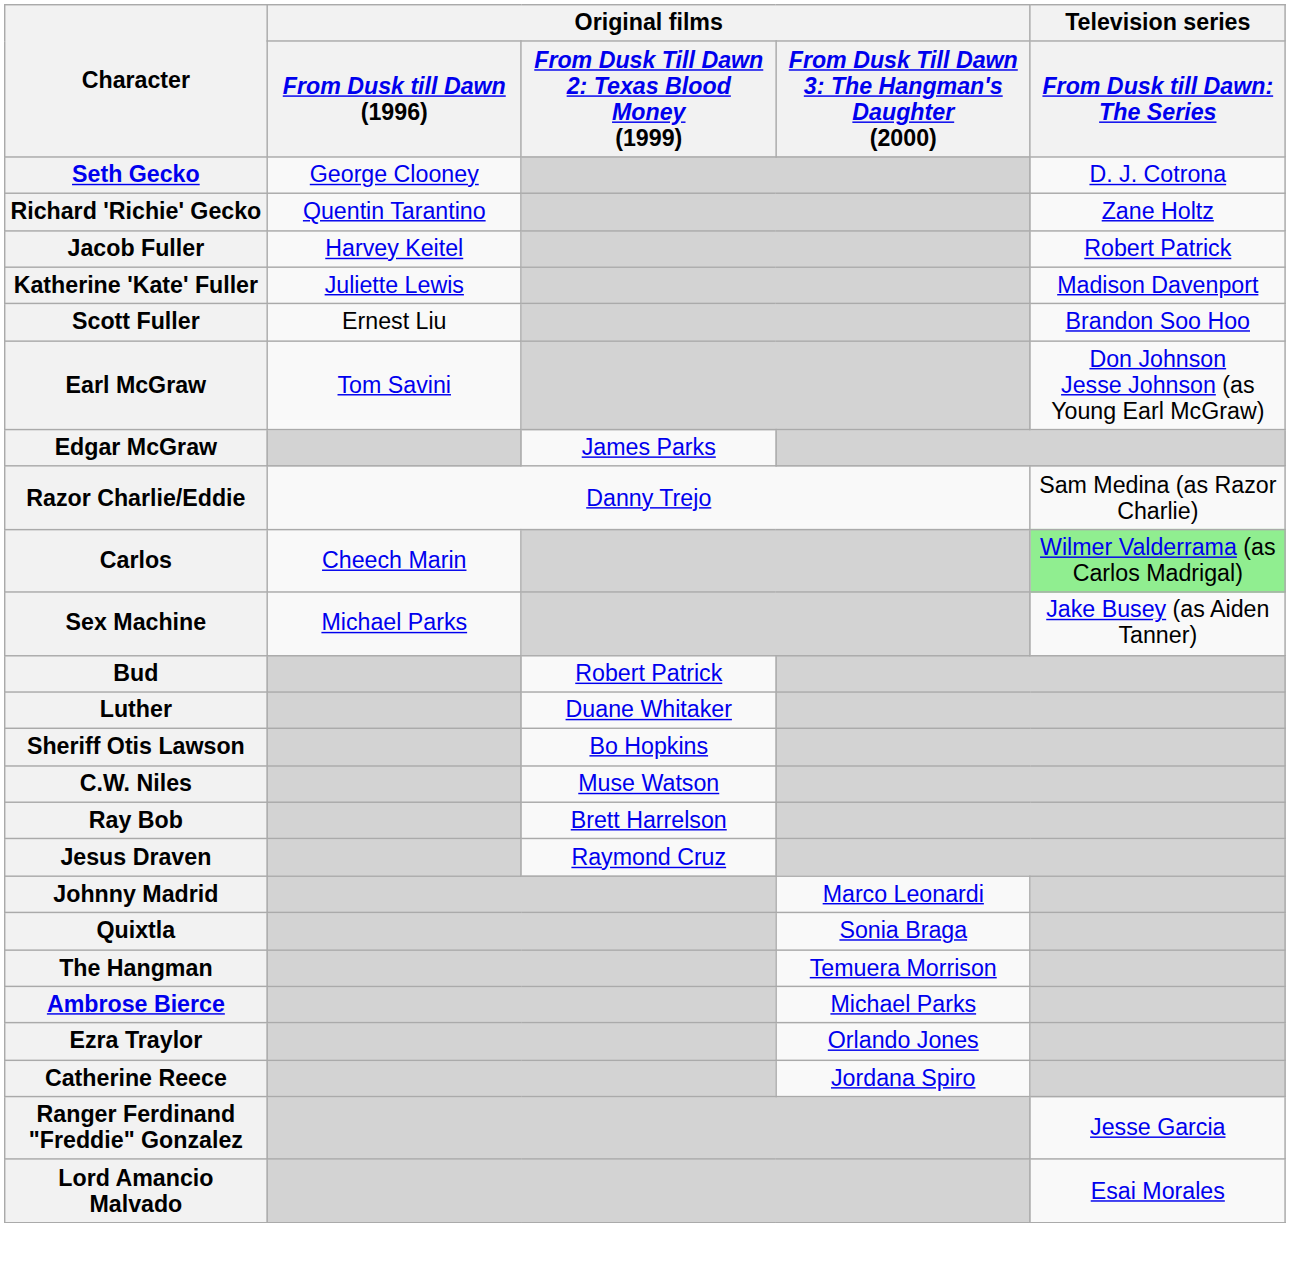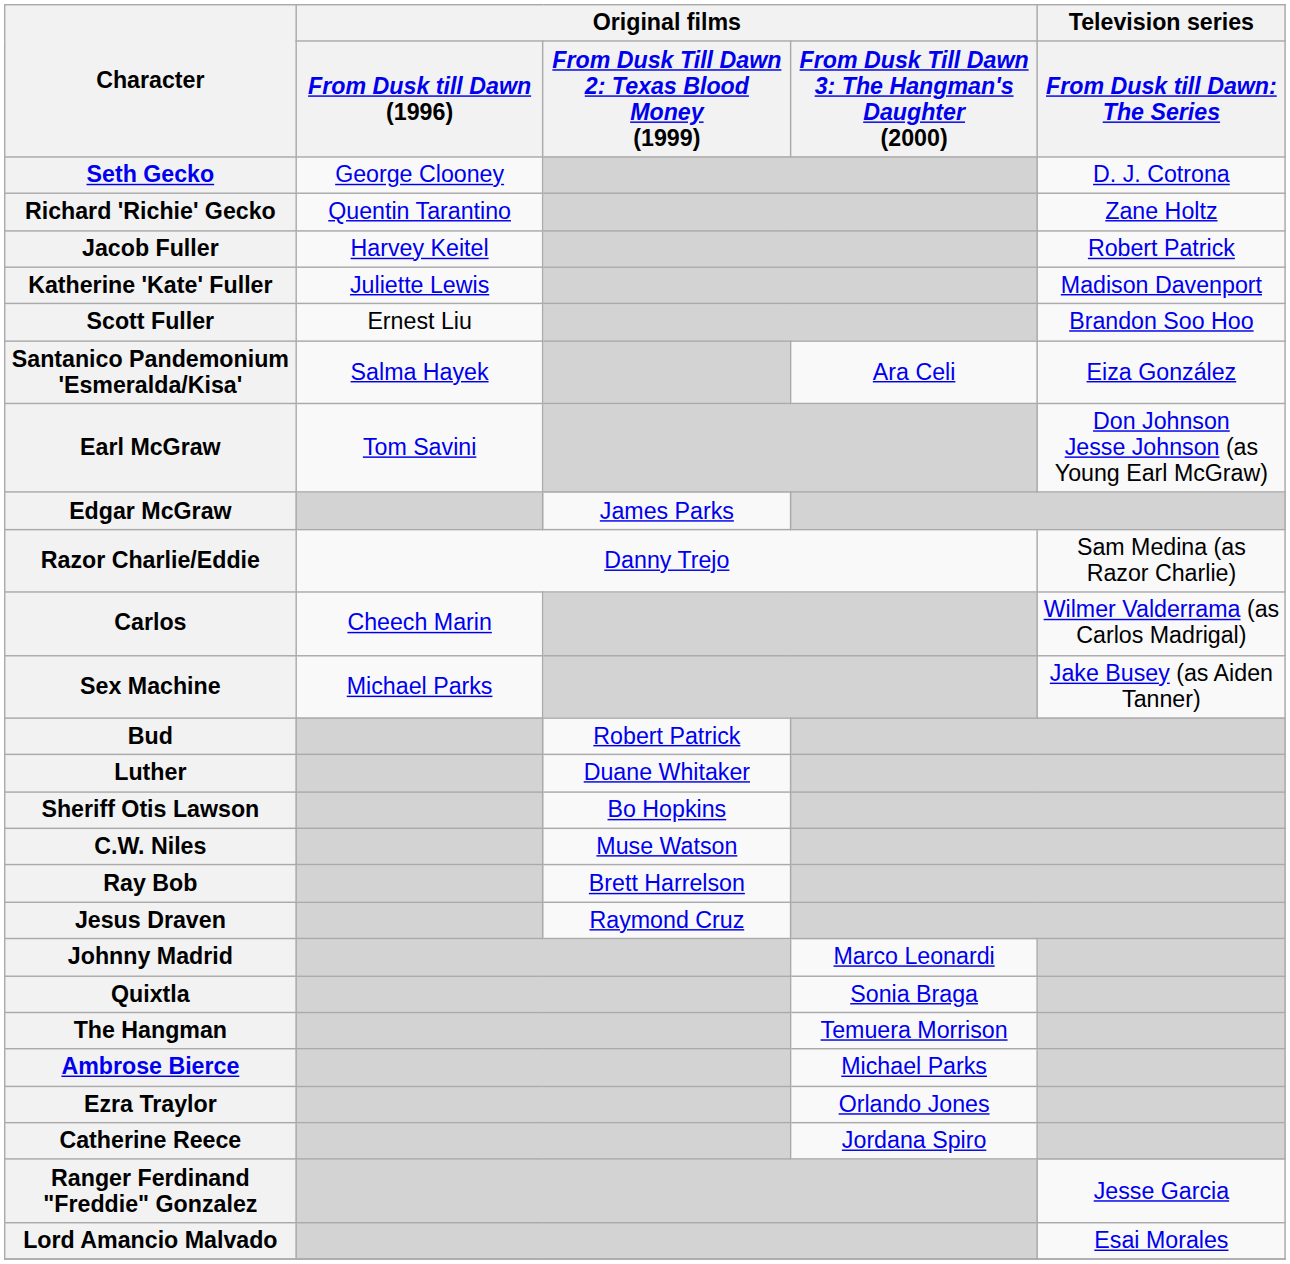+ row: (150, 371)
(1158, 560) lightgreen background -> (1161, 623) no background
